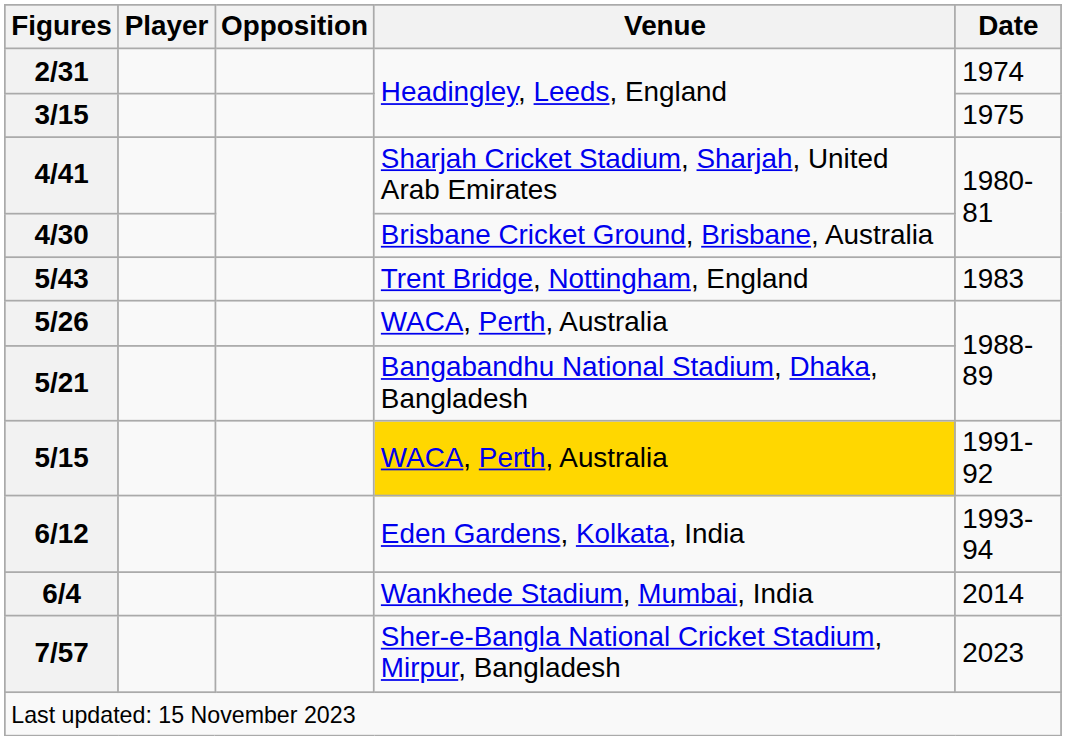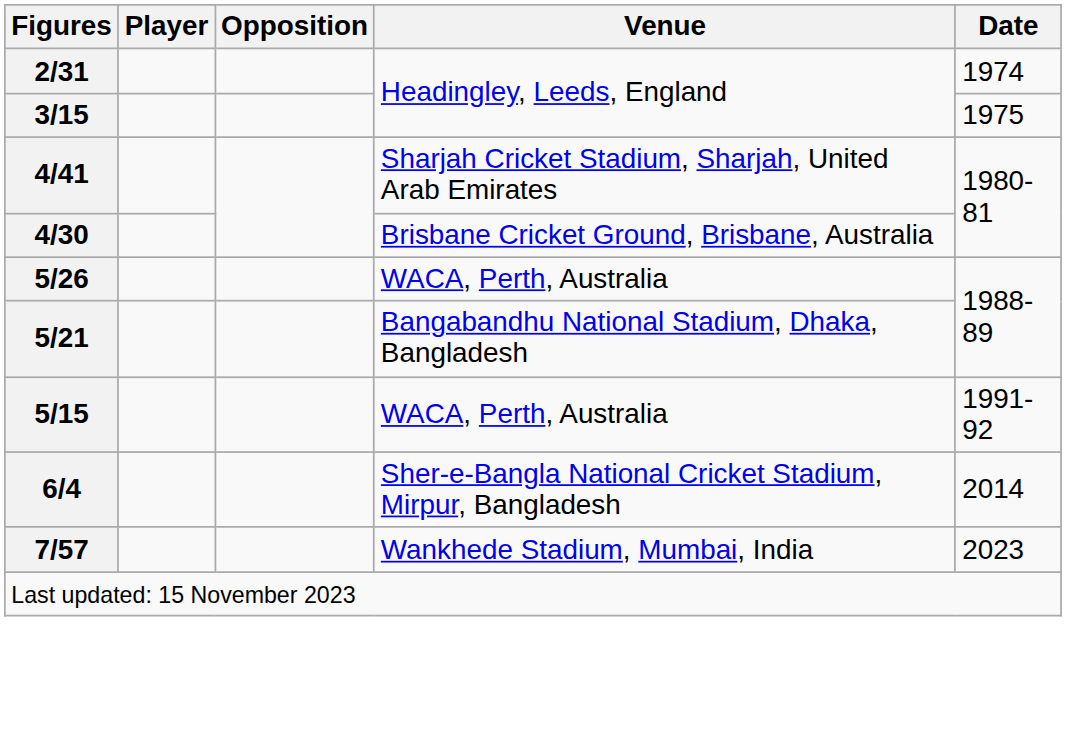- row: (62, 278)
(524, 458) gold background -> (524, 413) no background
- row: (62, 533)
(597, 593) Wankhede Stadium, Mumbai, India -> (632, 489) Sher-e-Bangla National Cricket Stadium, Mirpur, Bangladesh
(632, 653) Sher-e-Bangla National Cricket Stadium, Mirpur, Bangladesh -> (597, 549) Wankhede Stadium, Mumbai, India
